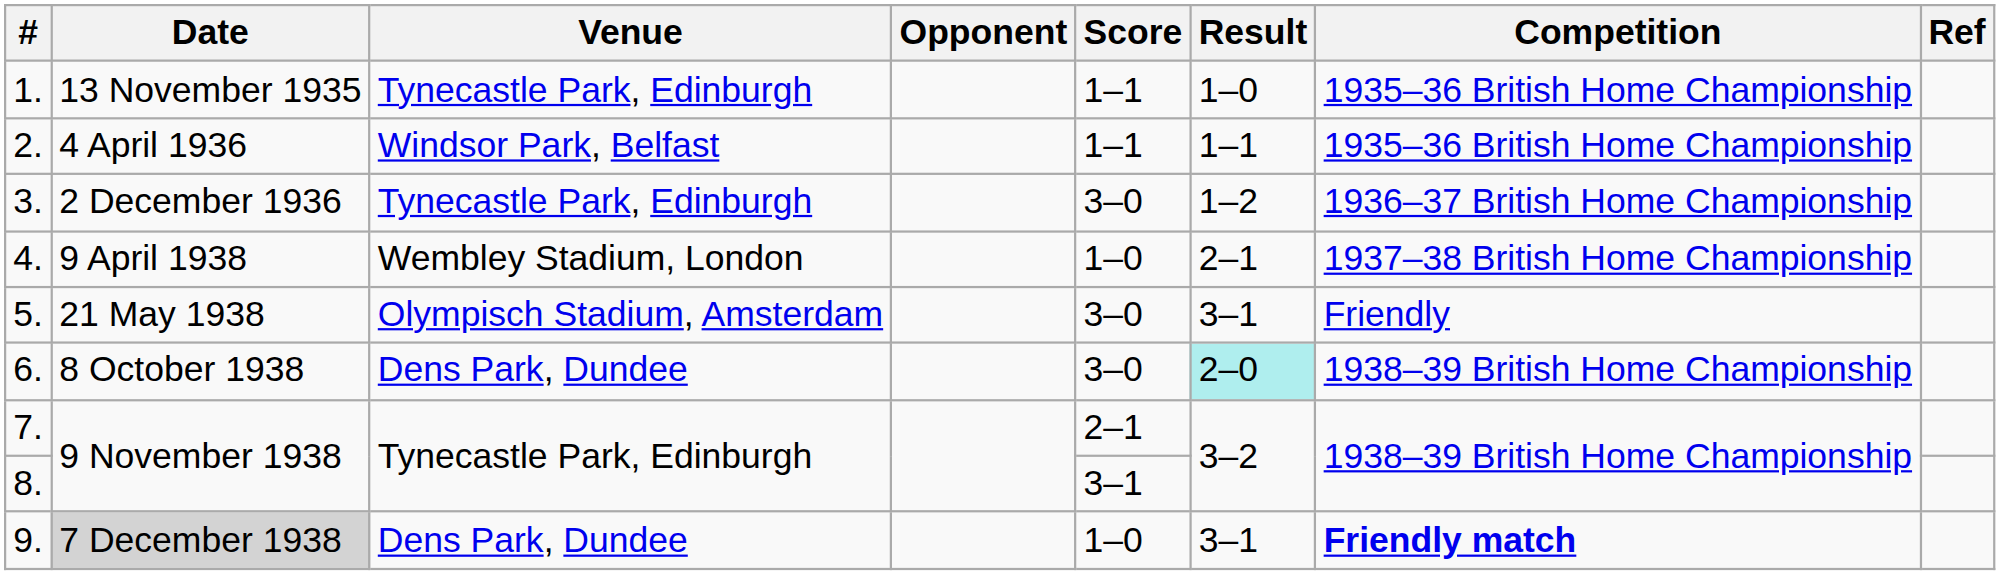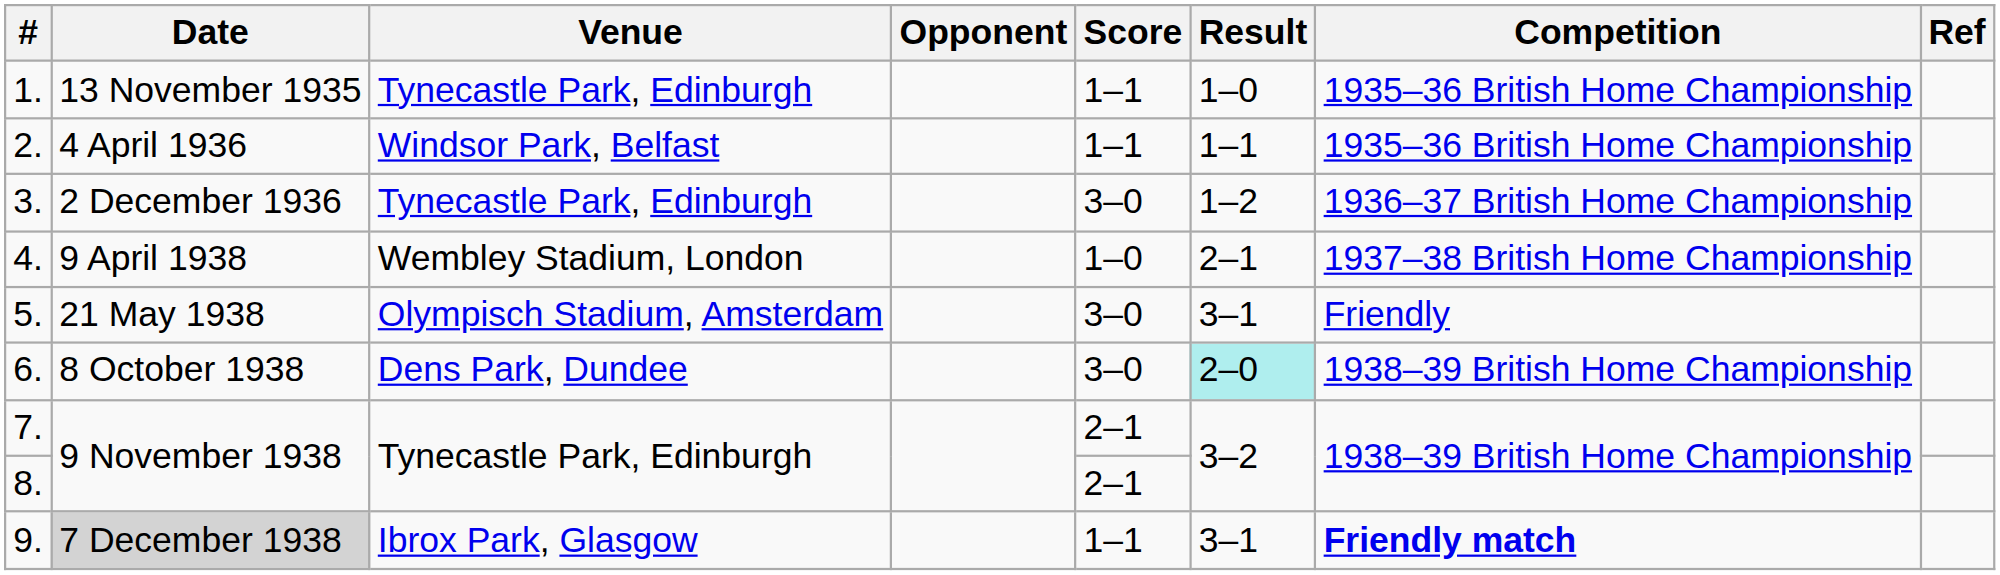(1113, 483) 3–1 -> (1113, 483) 2–1
(533, 539) Dens Park, Dundee -> (538, 539) Ibrox Park, Glasgow
(1113, 539) 1–0 -> (1113, 539) 1–1
